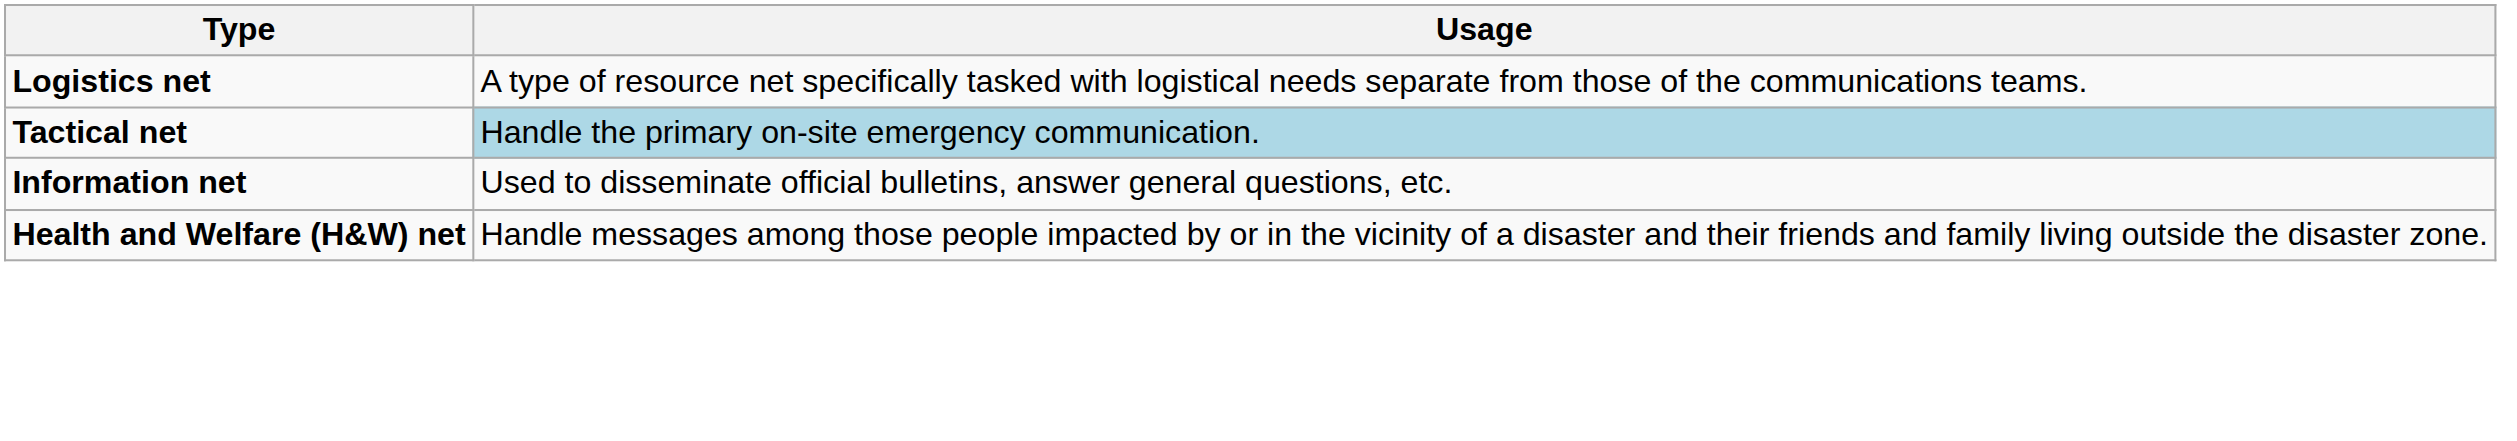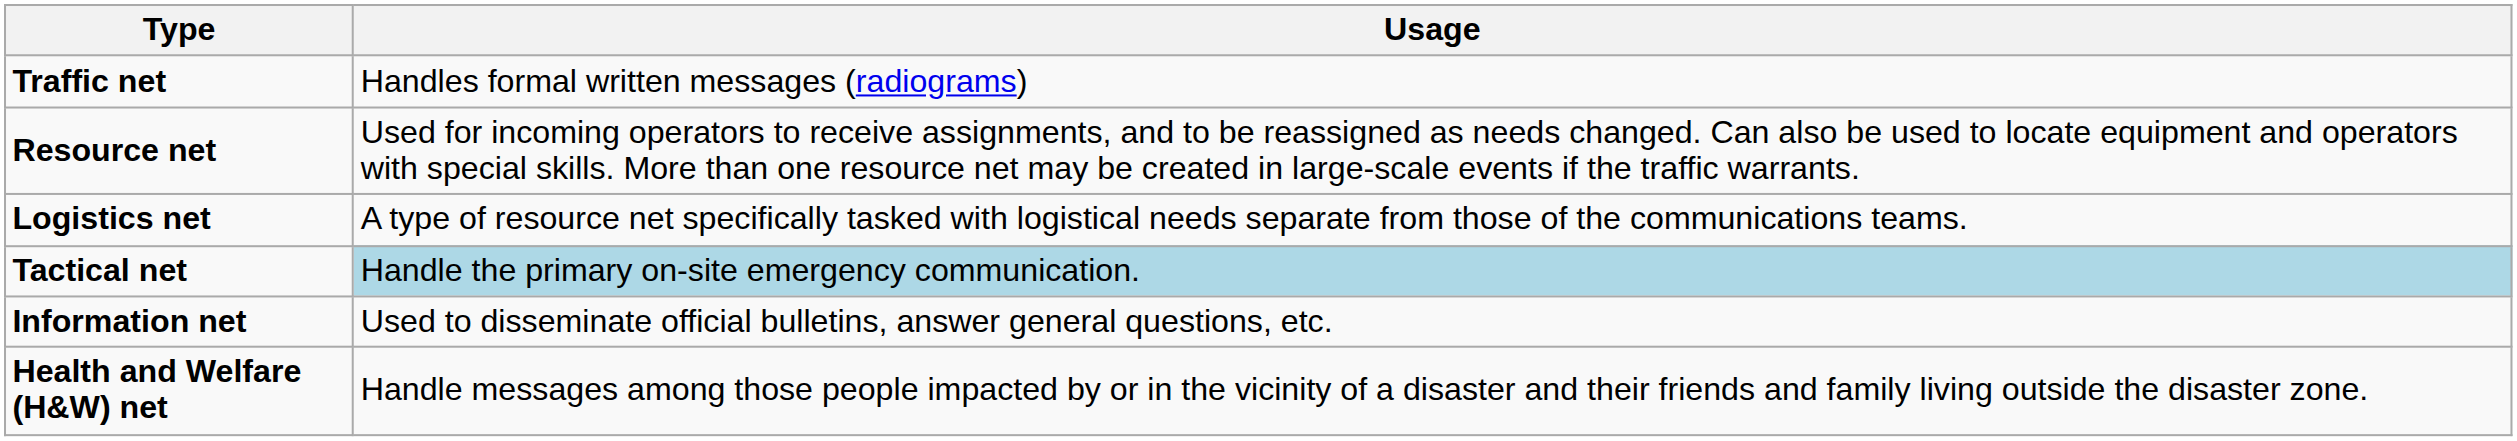+ row: (89, 81)
+ row: (114, 150)
